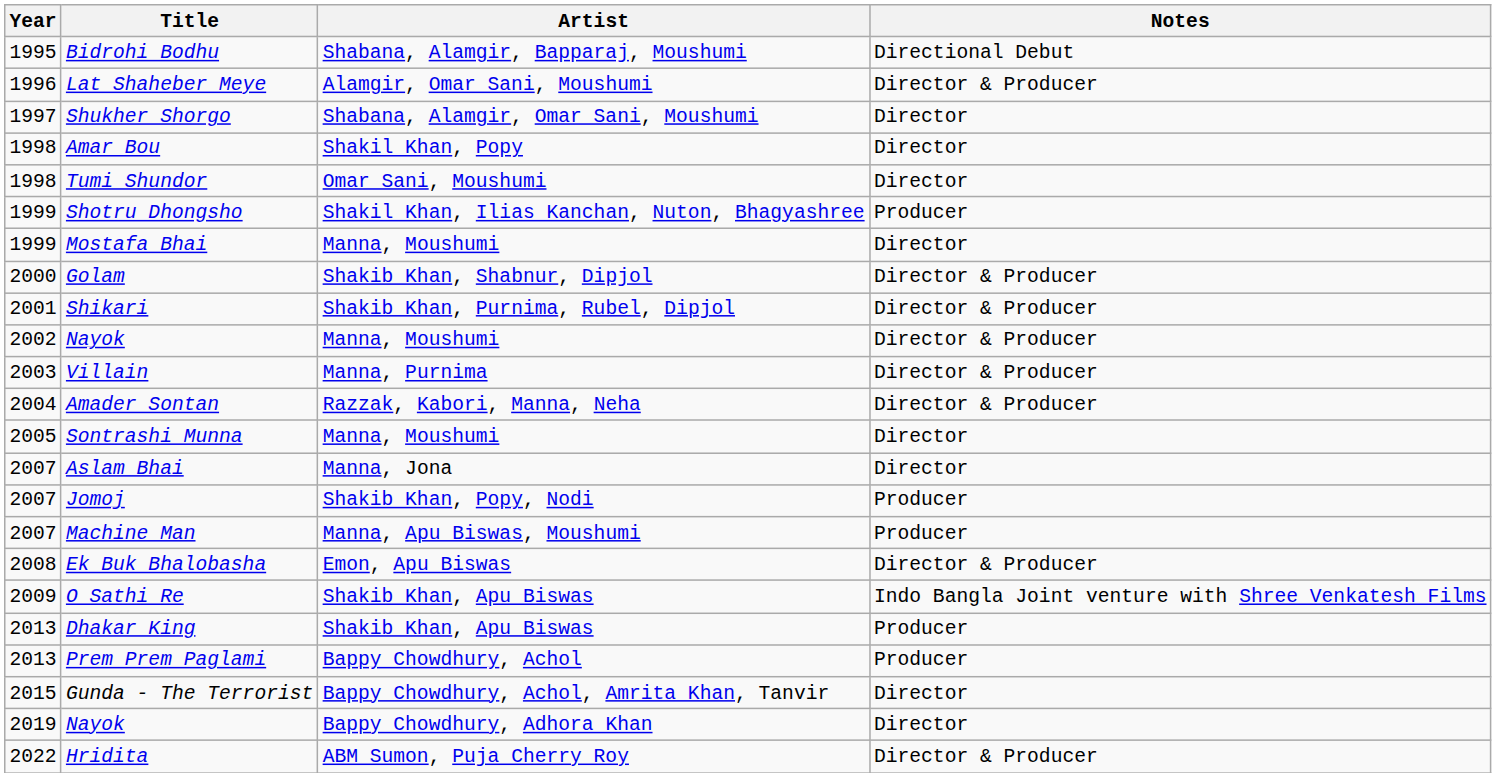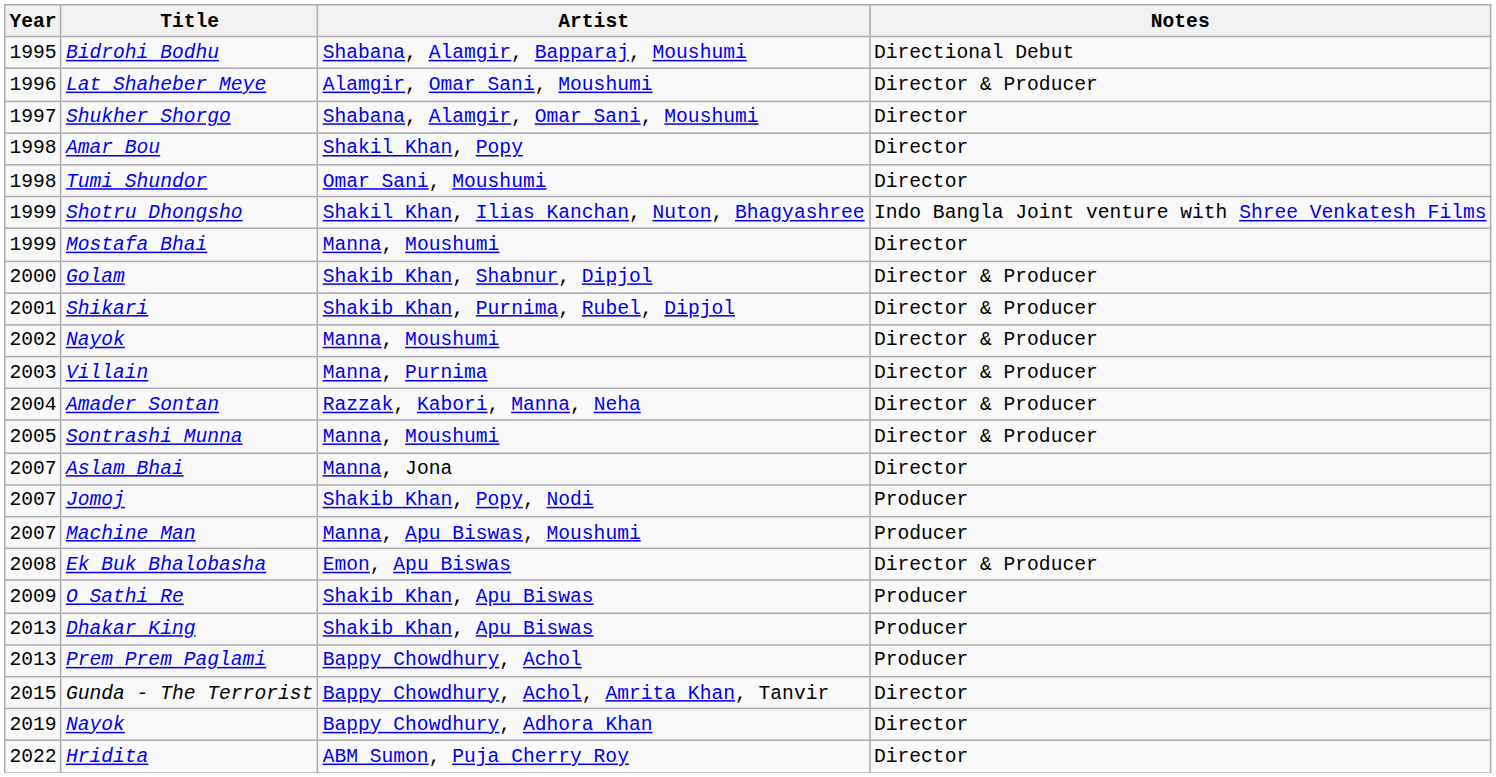(921, 213) Producer -> (1180, 213) Indo Bangla Joint venture with Shree Venkatesh Films
(921, 437) Director -> (986, 437) Director & Producer
(1180, 597) Indo Bangla Joint venture with Shree Venkatesh Films -> (921, 597) Producer
(986, 757) Director & Producer -> (921, 757) Director
